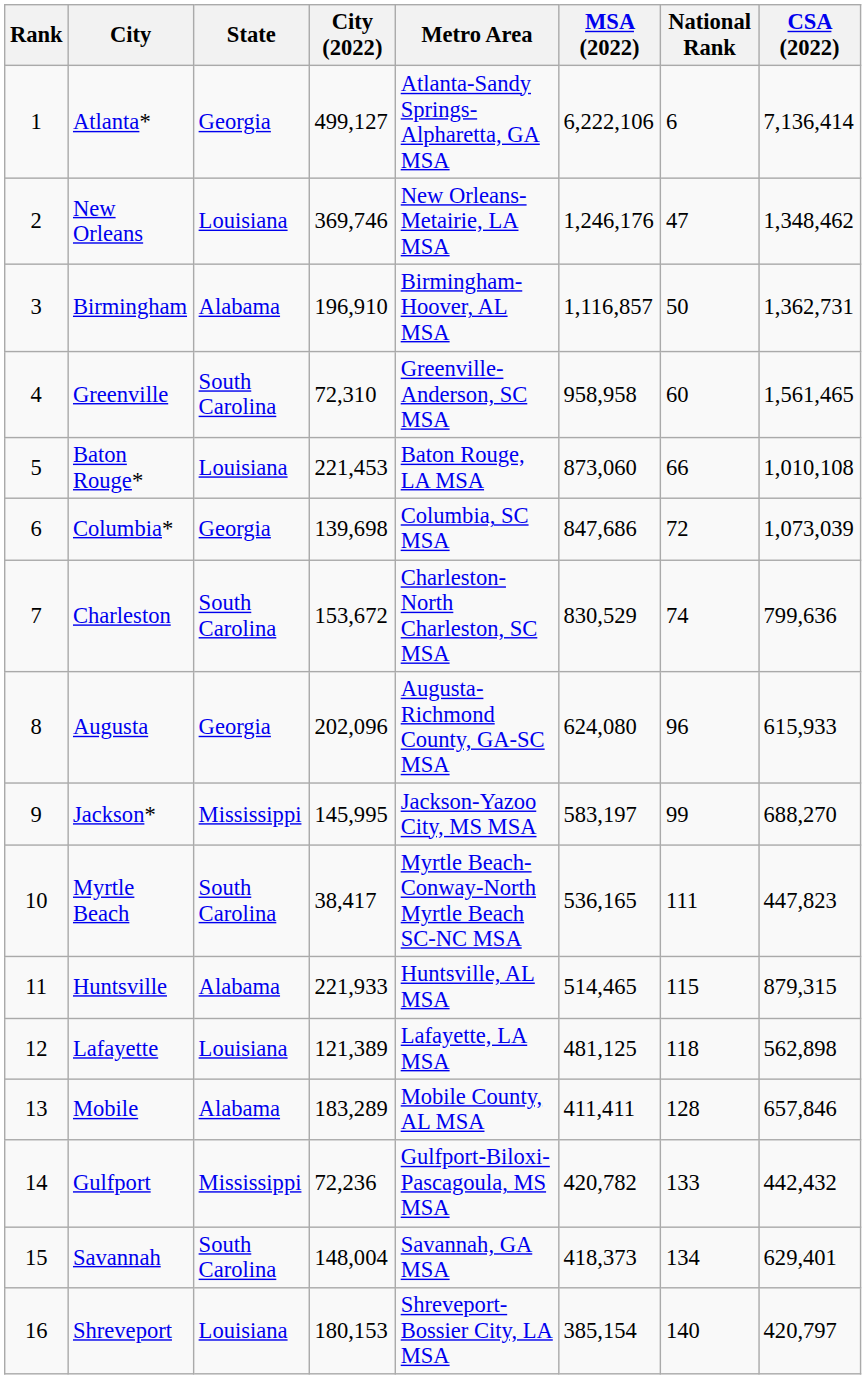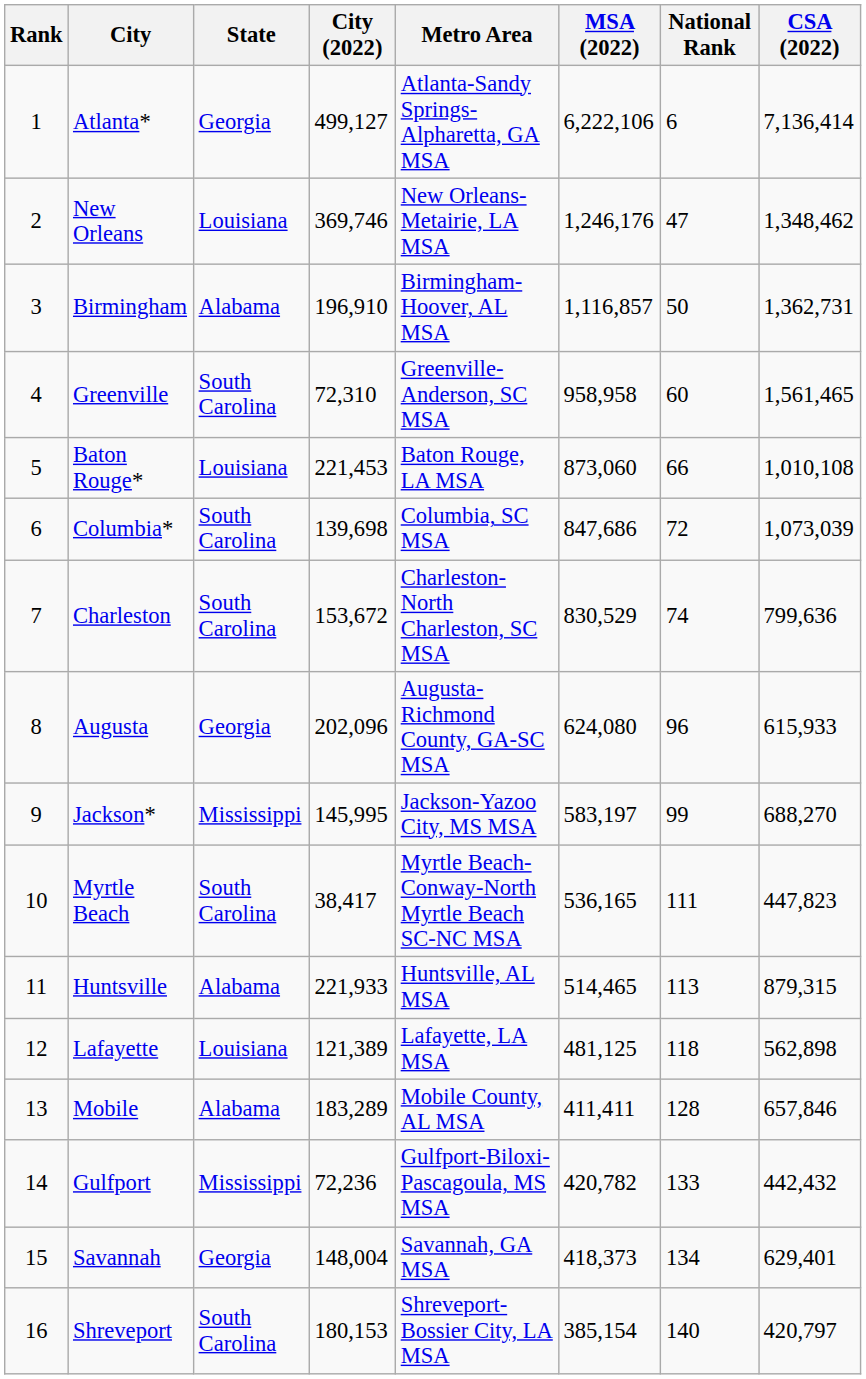(235, 528) Georgia -> (237, 528) South Carolina
(682, 987) 115 -> (682, 987) 113
(237, 1257) South Carolina -> (235, 1257) Georgia
(243, 1330) Louisiana -> (237, 1330) South Carolina
